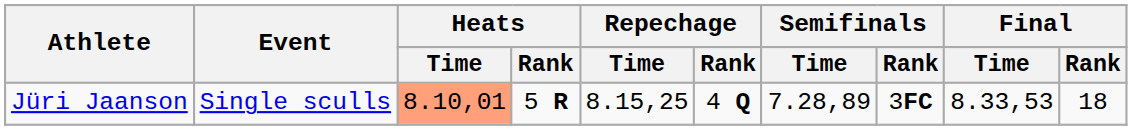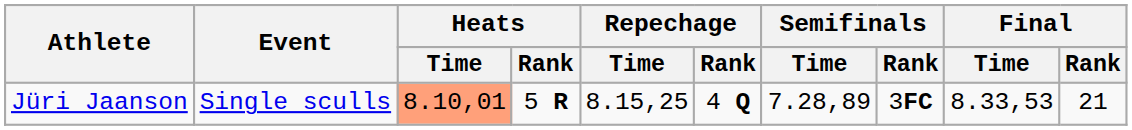(1093, 103) 18 -> (1093, 103) 21
